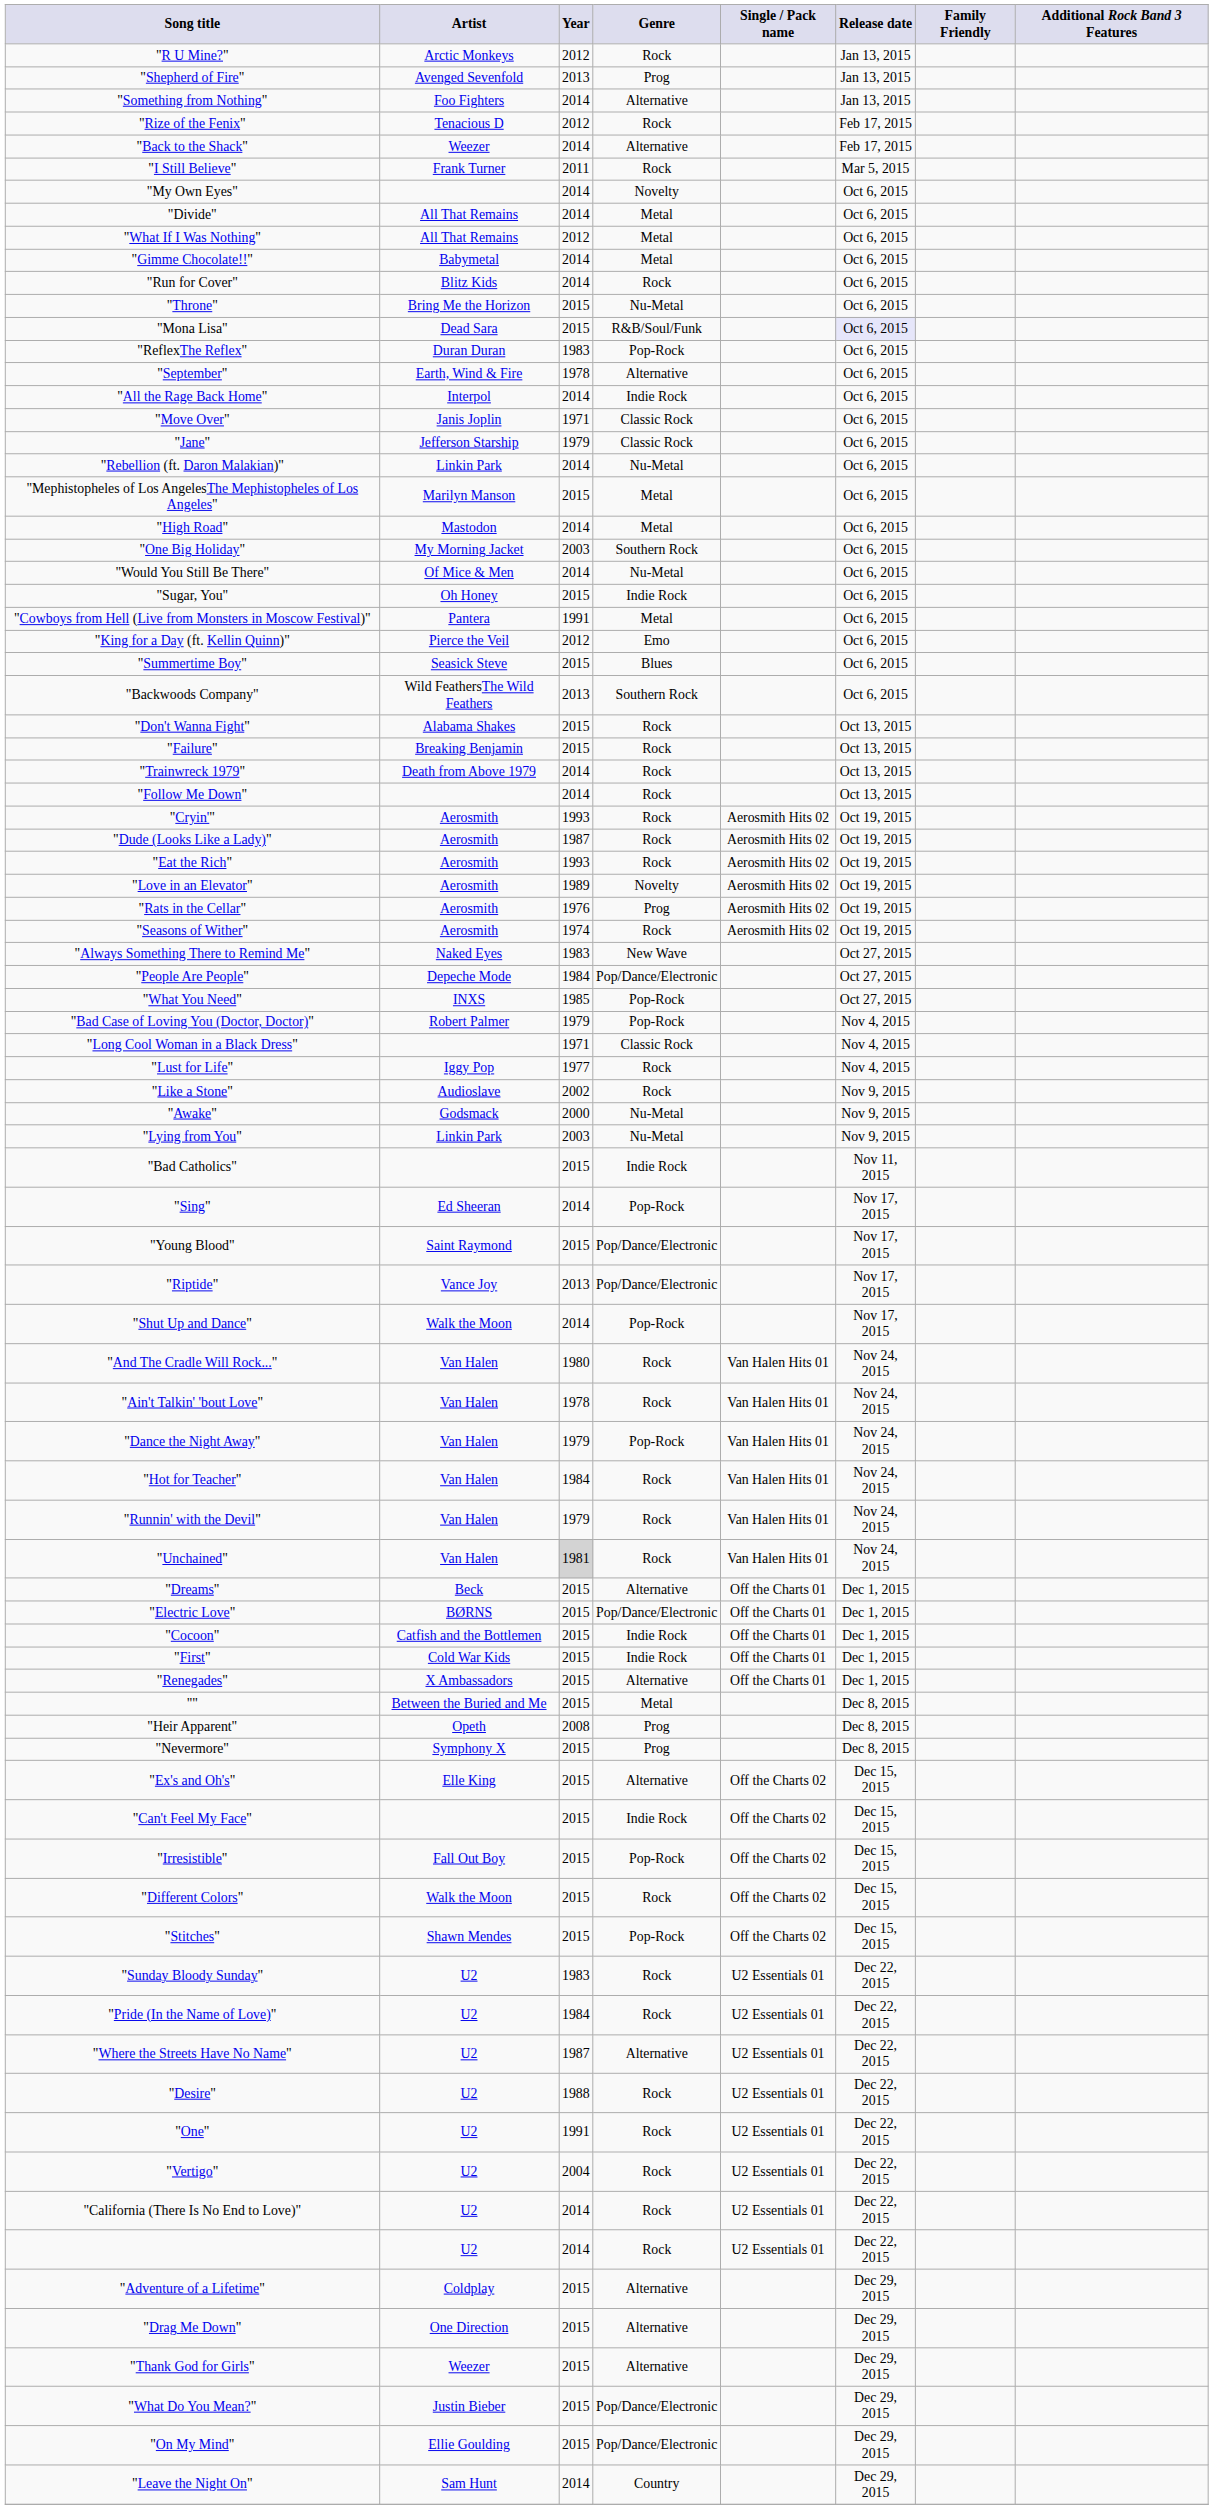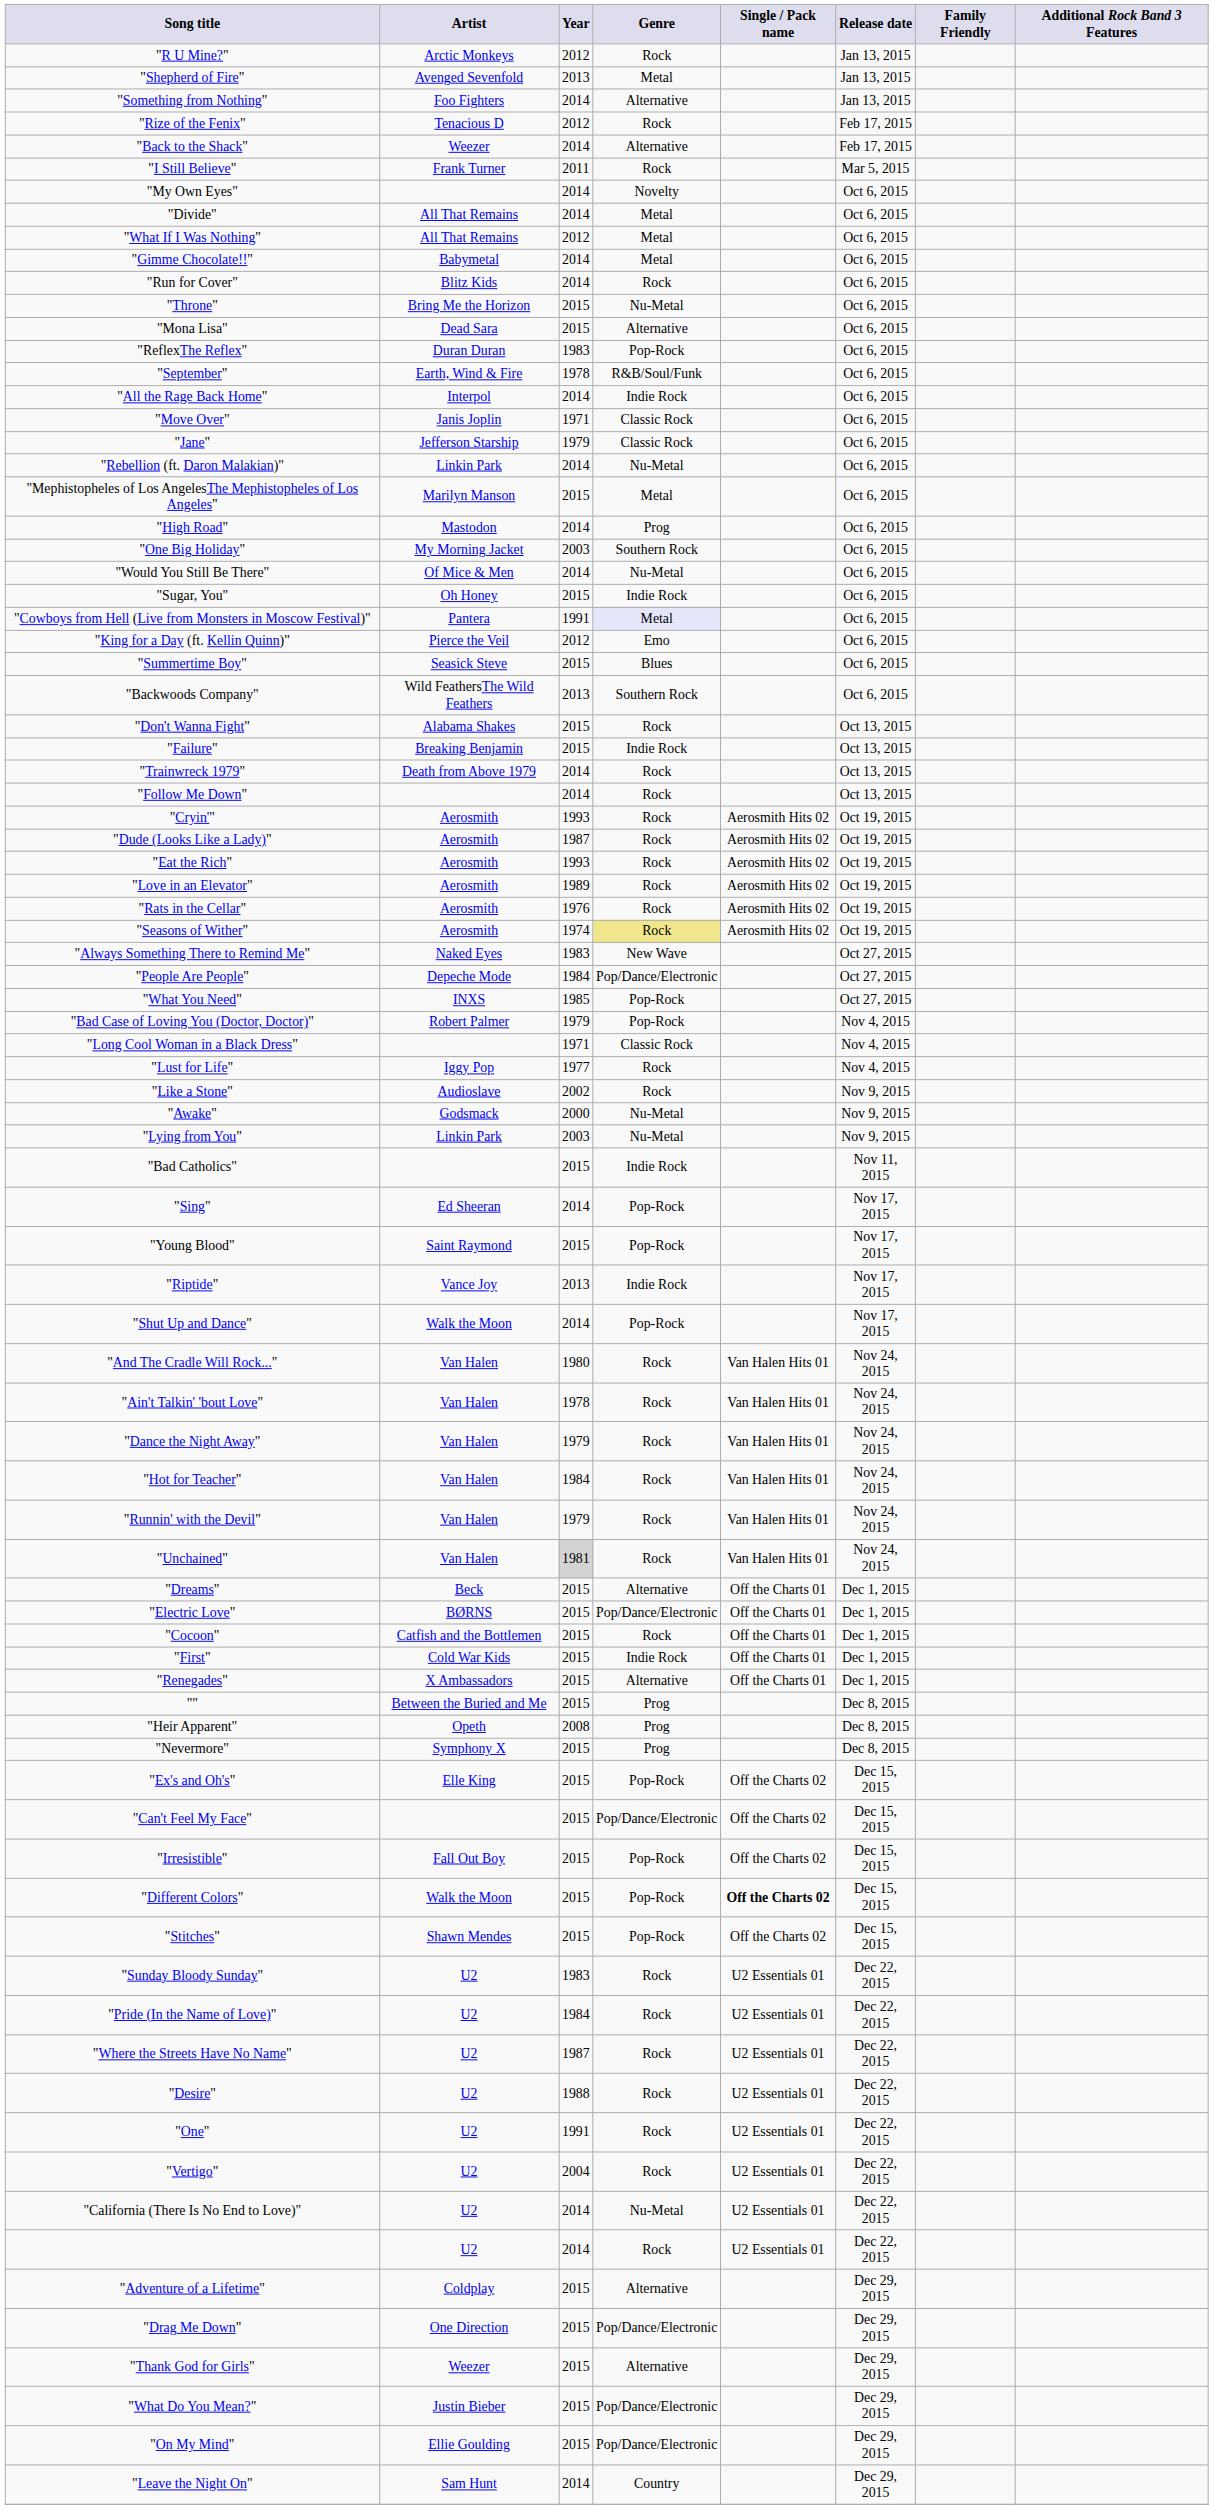(657, 77) Prog -> (657, 77) Metal
(657, 328) R&B/Soul/Funk -> (657, 328) Alternative
(876, 328) lavender background -> (876, 328) no background
(657, 374) Alternative -> (657, 374) R&B/Soul/Funk
(657, 527) Metal -> (657, 527) Prog
(657, 618) no background -> (657, 618) lavender background
(657, 748) Rock -> (657, 748) Indie Rock
(657, 885) Novelty -> (657, 885) Rock
(657, 908) Prog -> (657, 908) Rock
(657, 931) no background -> (657, 931) khaki background
(657, 1245) Pop/Dance/Electronic -> (657, 1245) Pop-Rock
(657, 1284) Pop/Dance/Electronic -> (657, 1284) Indie Rock
(657, 1441) Pop-Rock -> (657, 1441) Rock
(657, 1635) Indie Rock -> (657, 1635) Rock
(657, 1703) Metal -> (657, 1703) Prog
(657, 1780) Alternative -> (657, 1780) Pop-Rock
(657, 1819) Indie Rock -> (657, 1819) Pop/Dance/Electronic
(657, 1897) Rock -> (657, 1897) Pop-Rock
(778, 1897) normal -> (778, 1897) bold
(657, 2053) Alternative -> (657, 2053) Rock
(657, 2210) Rock -> (657, 2210) Nu-Metal
(657, 2327) Alternative -> (657, 2327) Pop/Dance/Electronic
